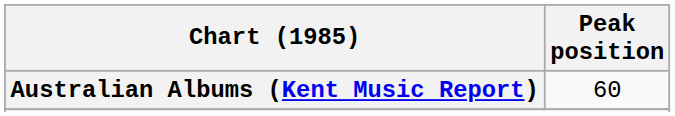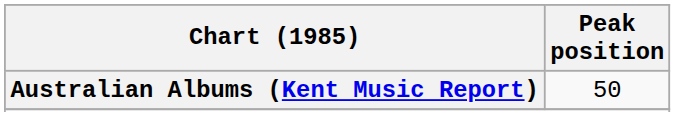(607, 91) 60 -> (607, 91) 50
